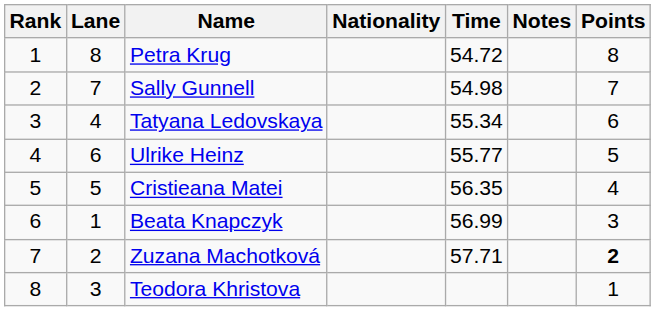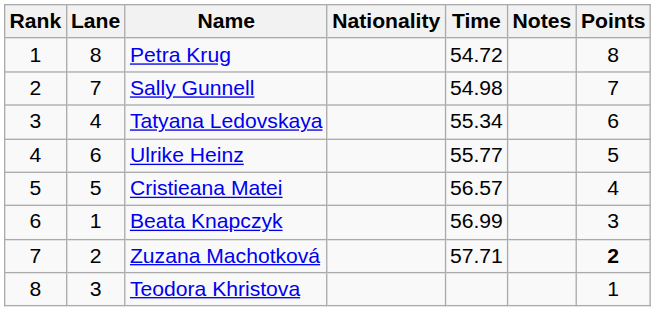(476, 188) 56.35 -> (476, 188) 56.57
